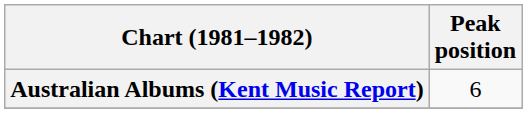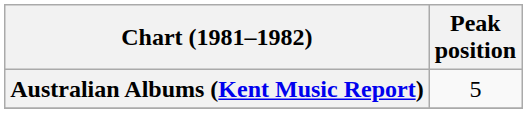(475, 88) 6 -> (475, 88) 5
